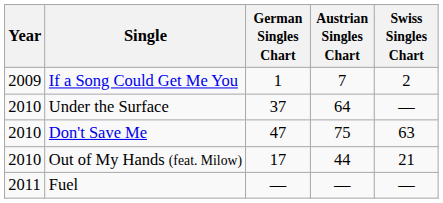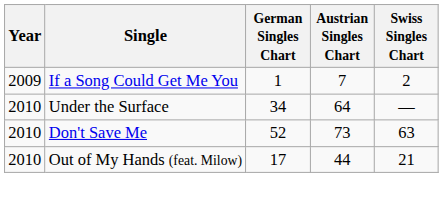(278, 106) 37 -> (278, 106) 34
(278, 133) 47 -> (278, 133) 52
(342, 133) 75 -> (342, 133) 73
- row: (64, 185)
